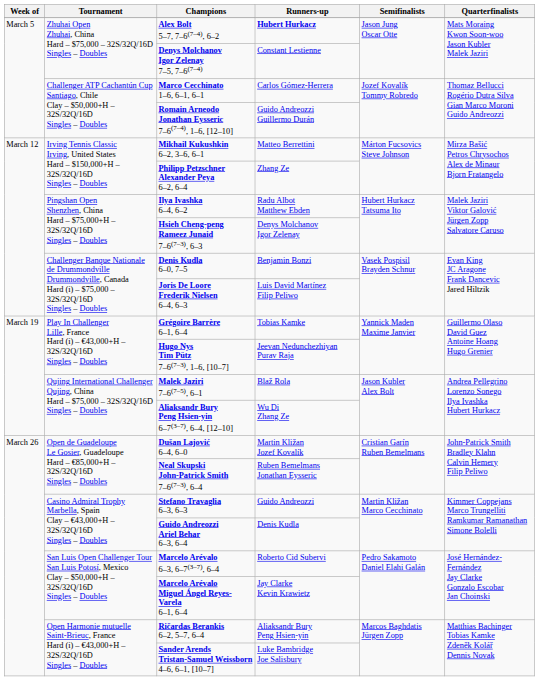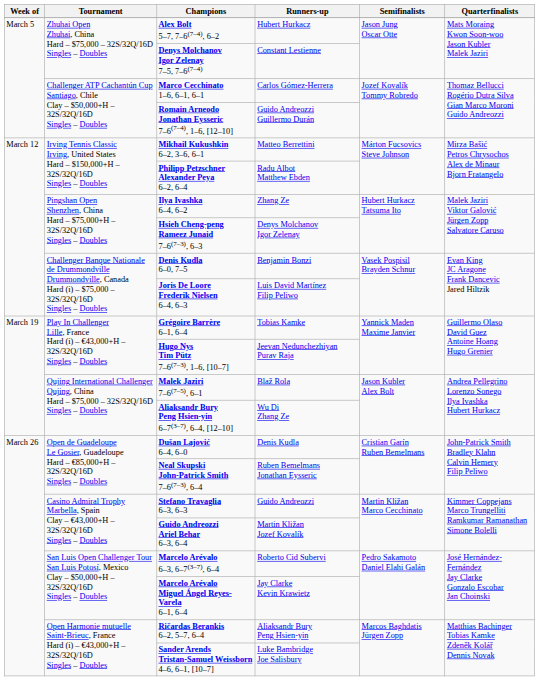(287, 24) bold -> (284, 24) normal
(273, 167) Zhang Ze -> (284, 172) Radu Albot Matthew Ebden
(284, 205) Radu Albot Matthew Ebden -> (273, 201) Zhang Ze
(281, 446) Martin Kližan Jozef Kovalík -> (278, 442) Denis Kudla
(278, 524) Denis Kudla -> (281, 529) Martin Kližan Jozef Kovalík
